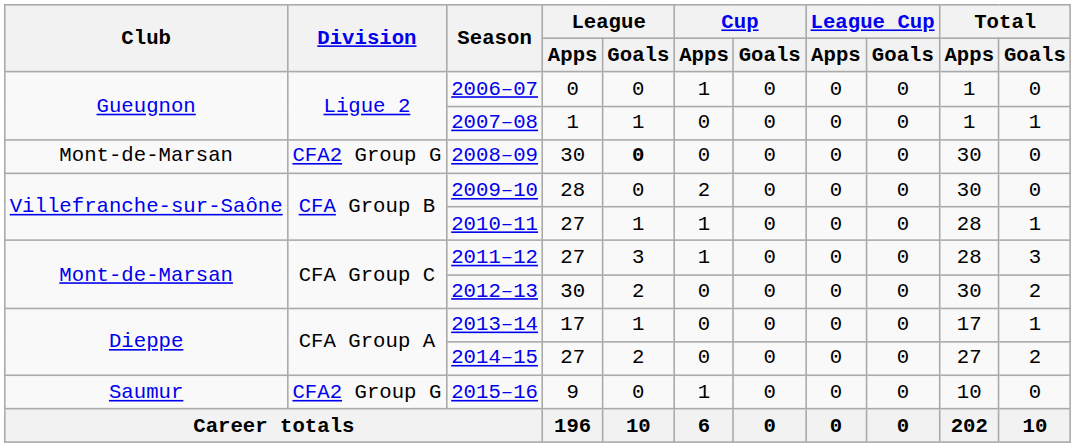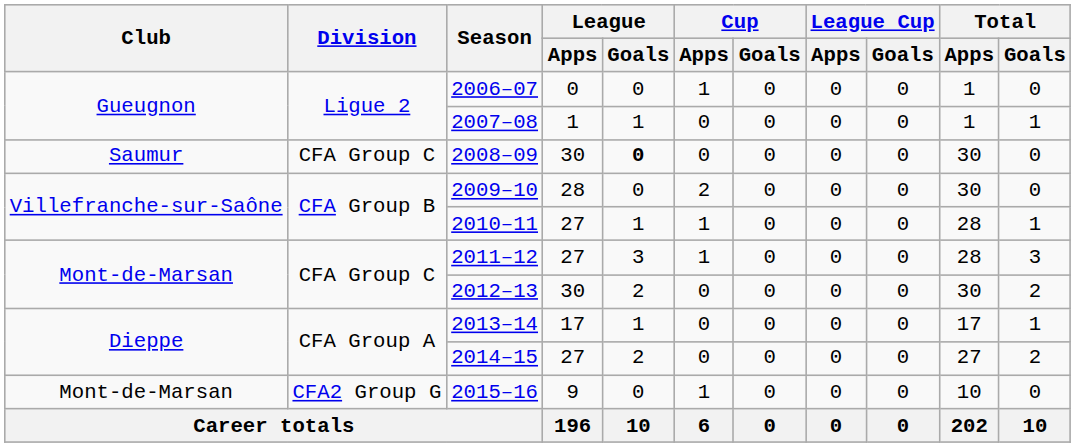(146, 156) Mont-de-Marsan -> (146, 156) Saumur
(367, 156) CFA2 Group G -> (367, 156) CFA Group C
(146, 392) Saumur -> (146, 392) Mont-de-Marsan
